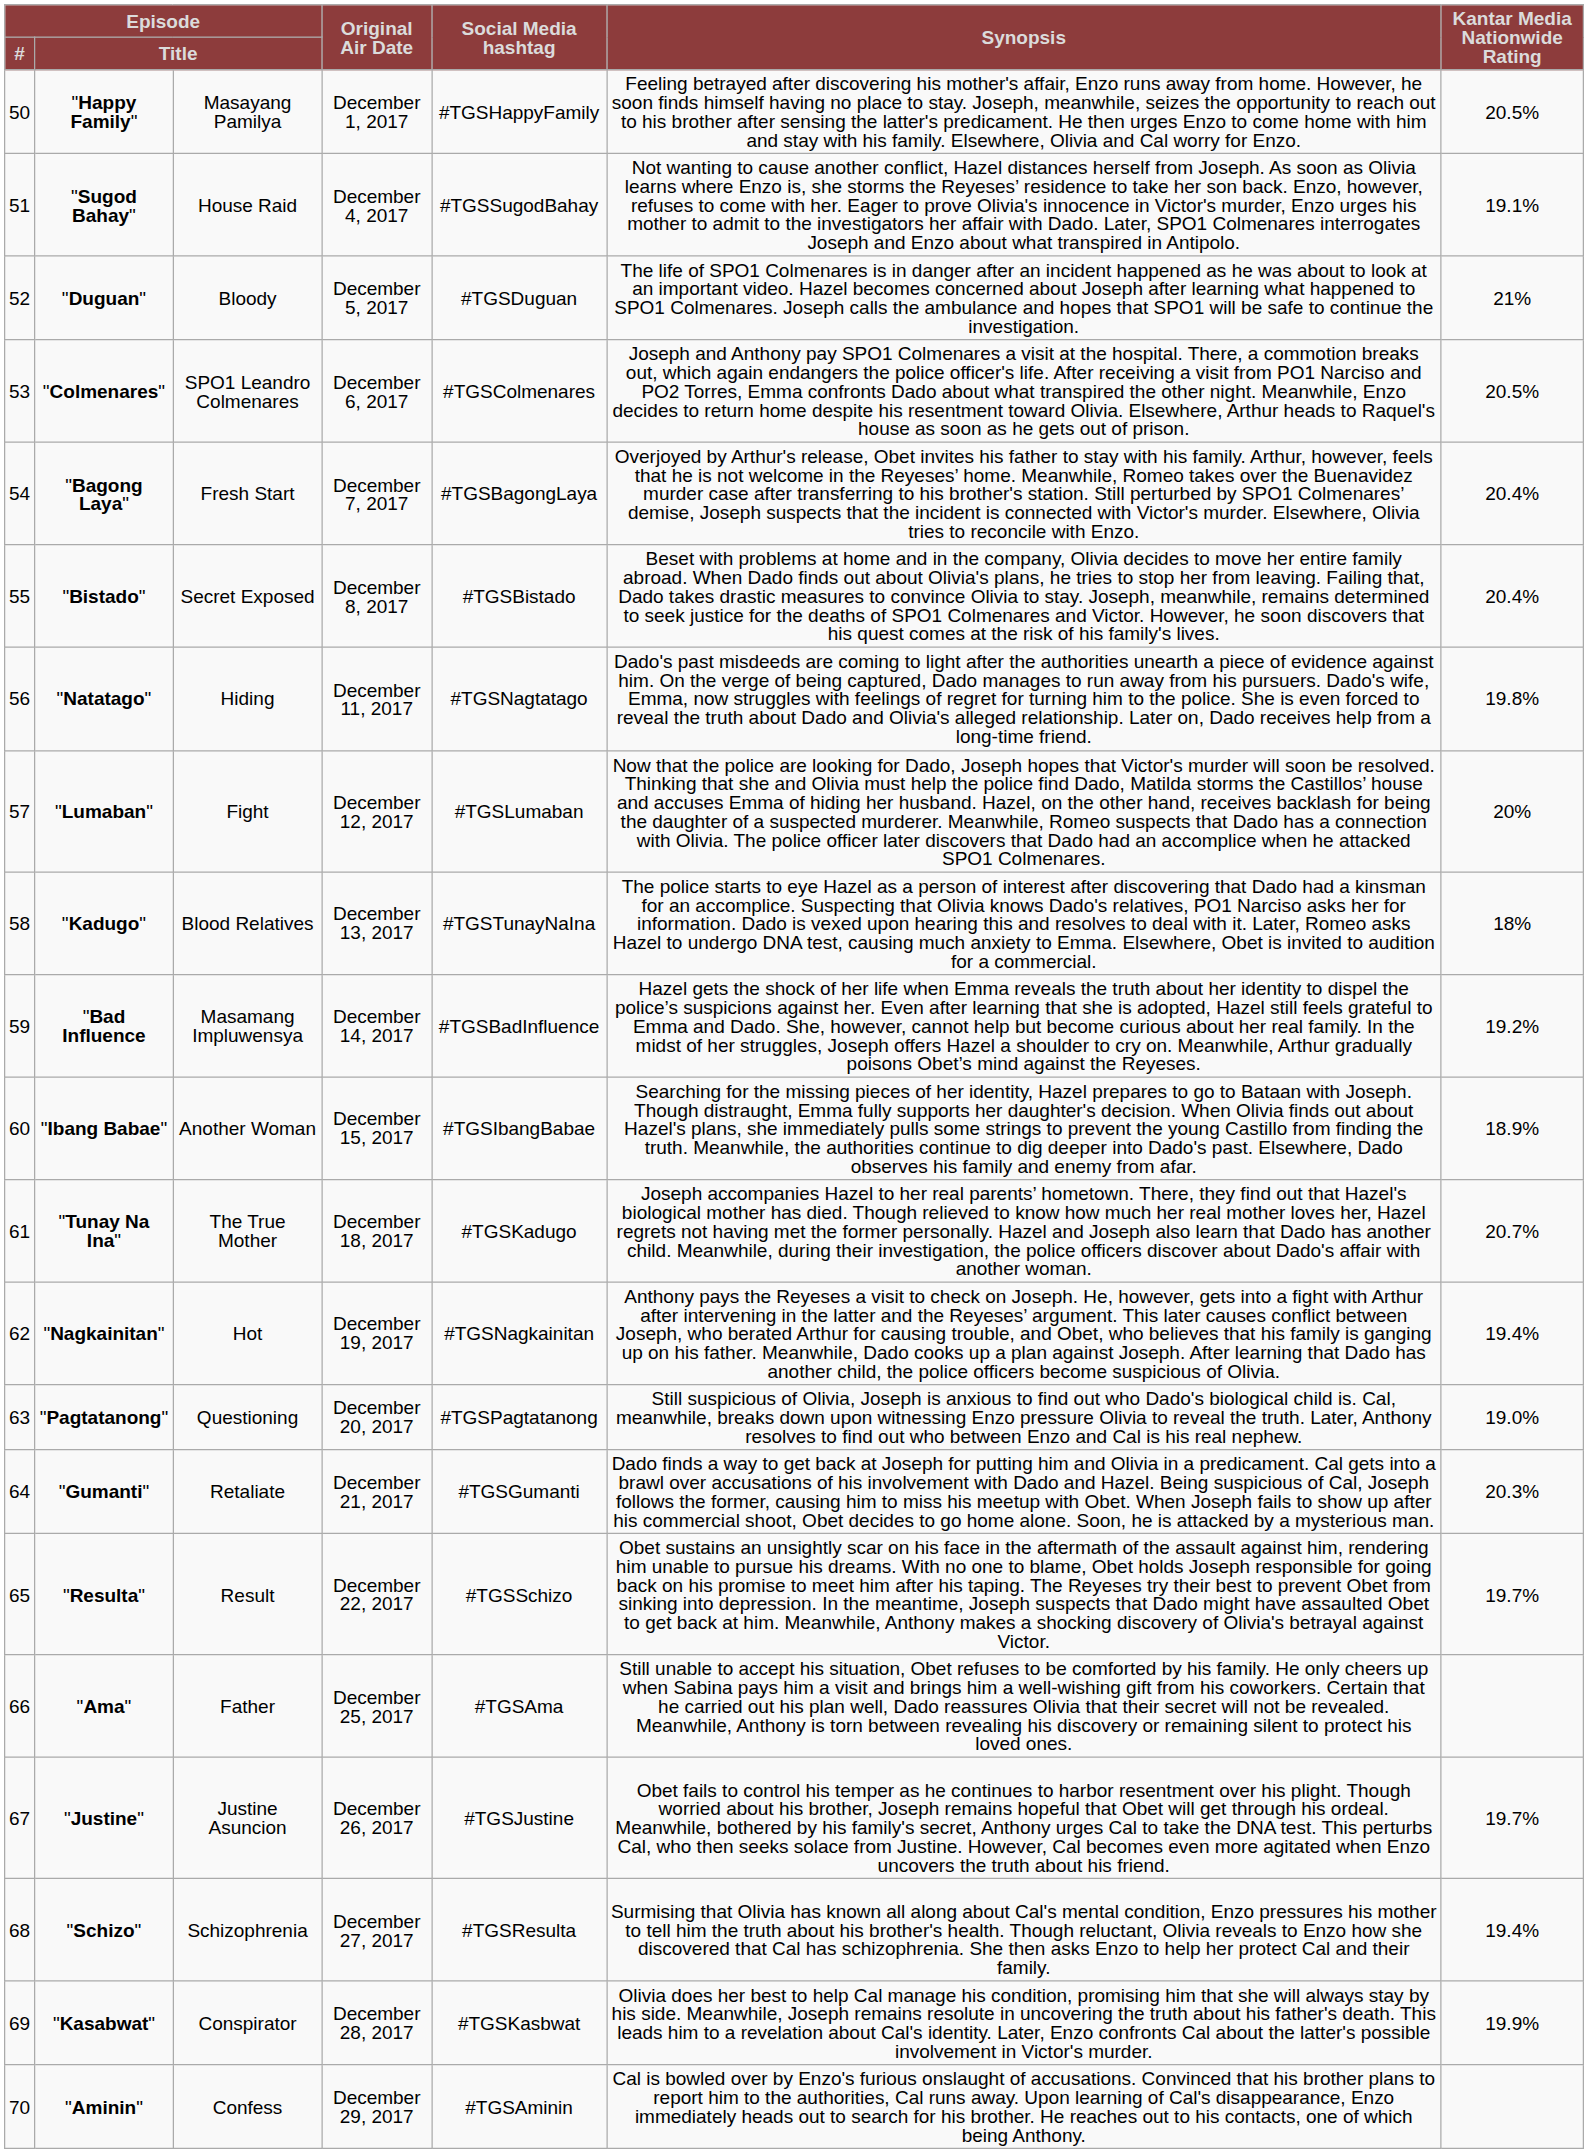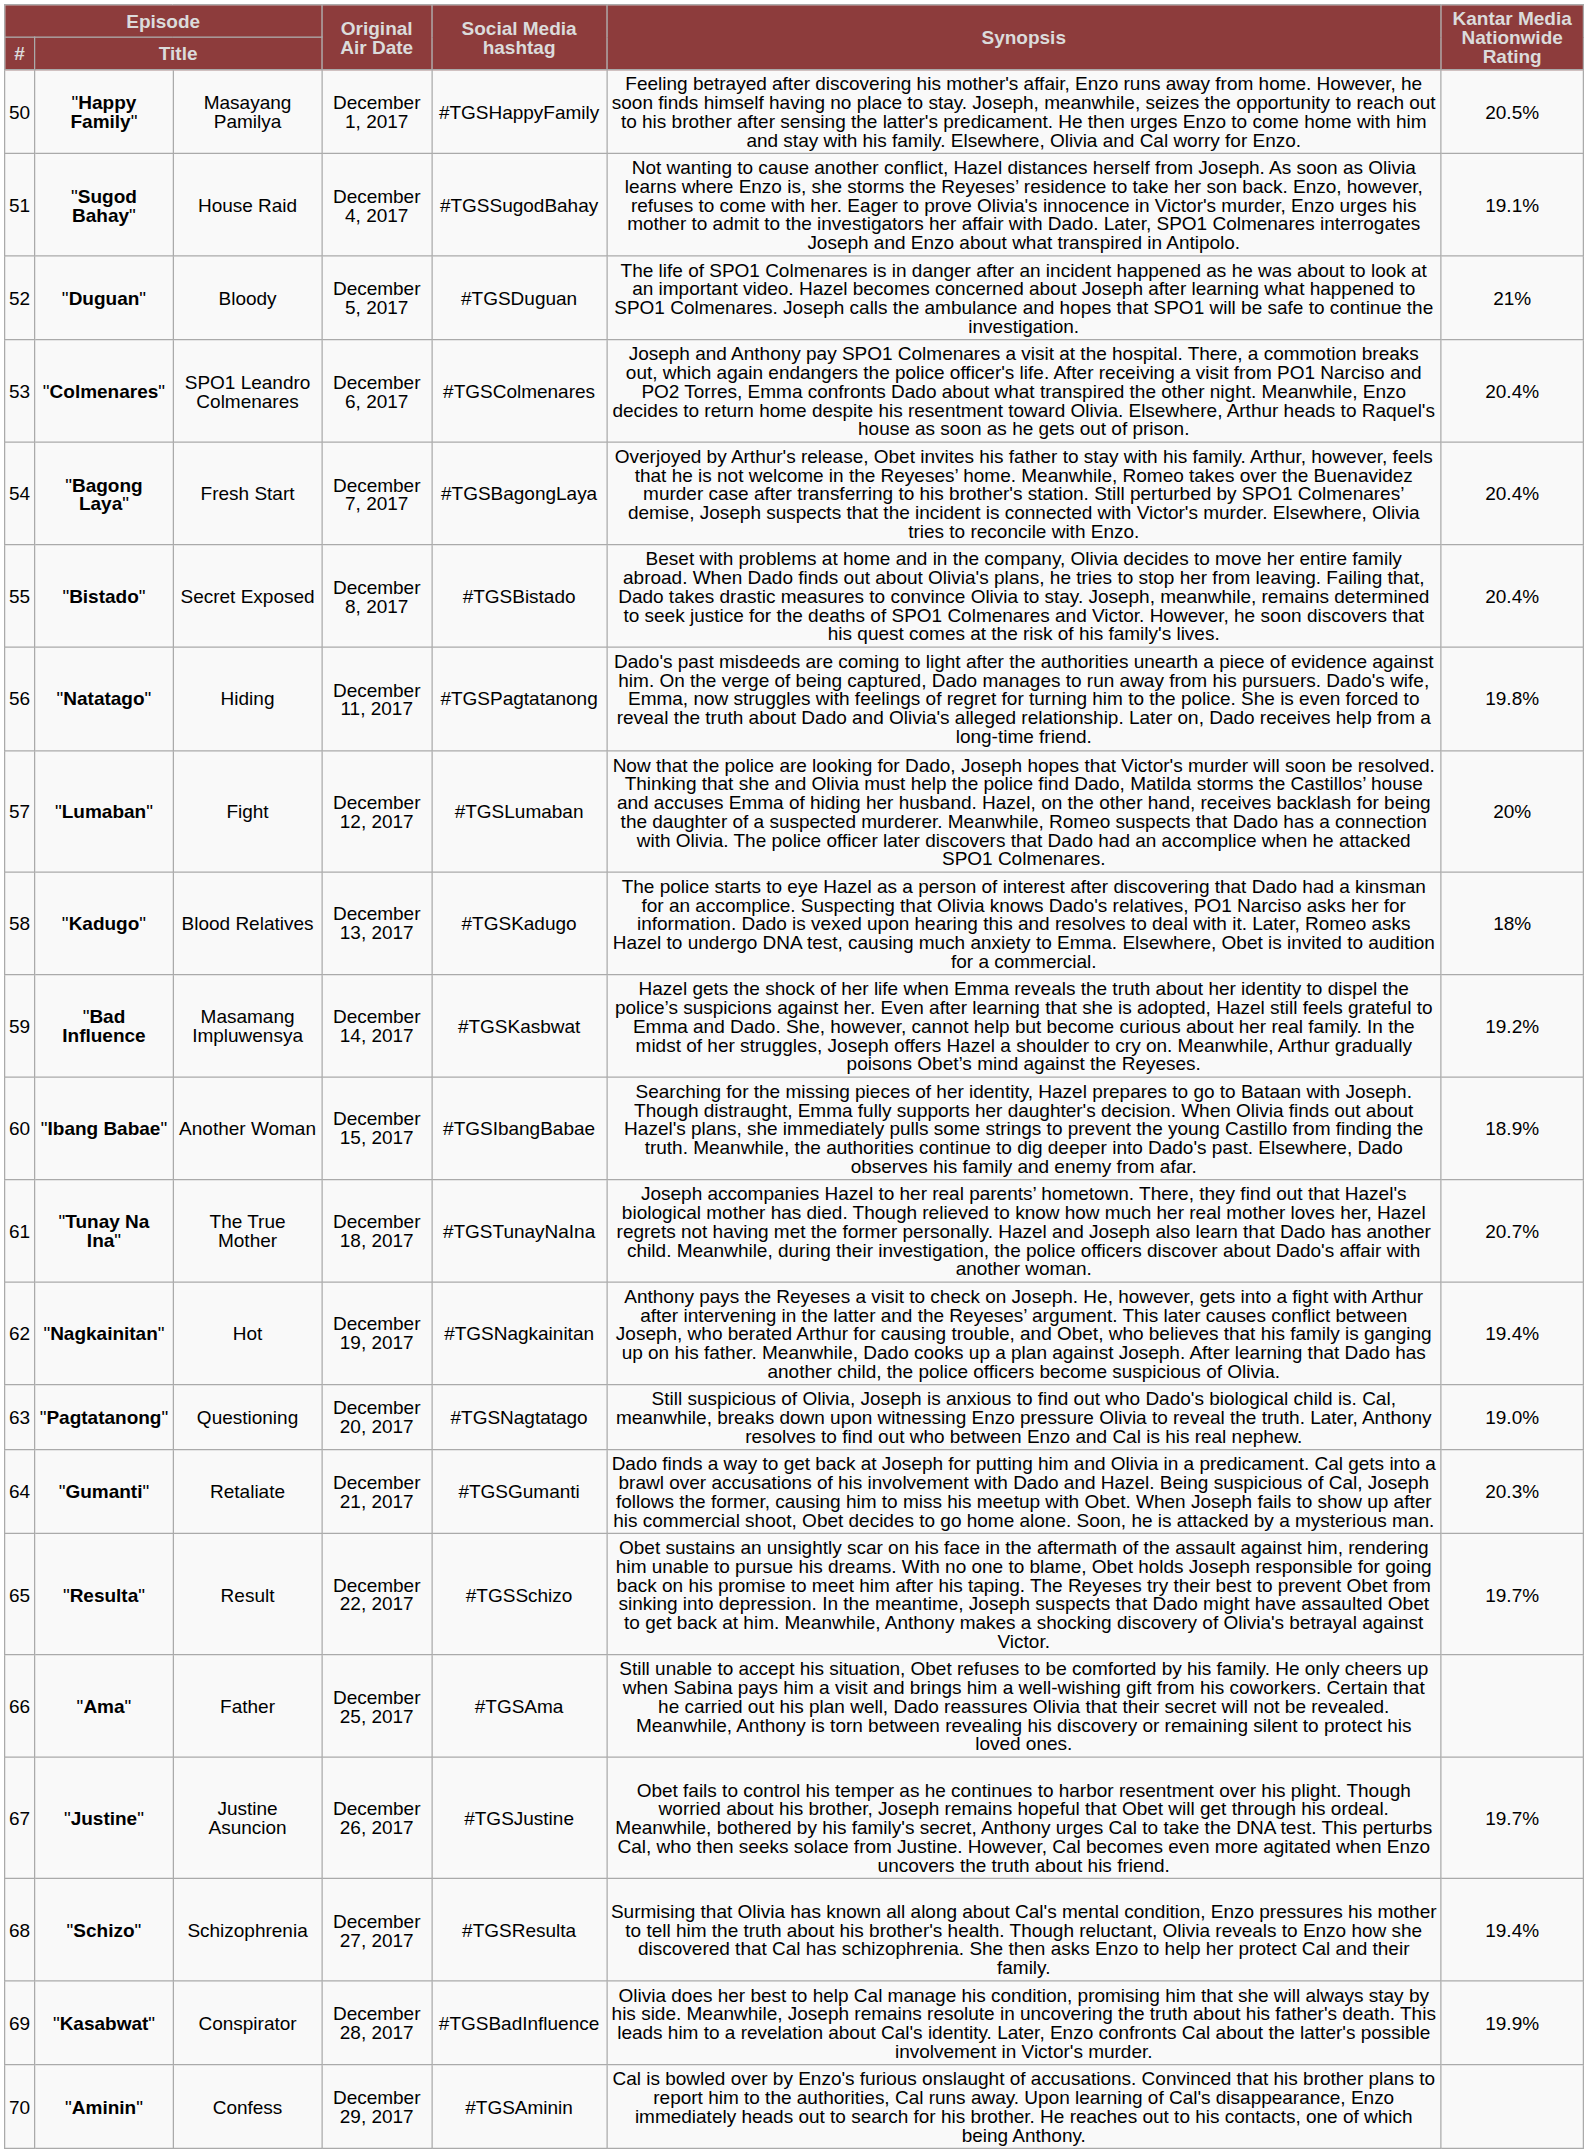(1512, 391) 20.5% -> (1512, 391) 20.4%
(519, 699) #TGSNagtatago -> (519, 699) #TGSPagtatanong
(519, 923) #TGSTunayNaIna -> (519, 923) #TGSKadugo
(519, 1026) #TGSBadInfluence -> (519, 1026) #TGSKasbwat
(519, 1231) #TGSKadugo -> (519, 1231) #TGSTunayNaIna
(519, 1417) #TGSPagtatanong -> (519, 1417) #TGSNagtatago
(519, 2023) #TGSKasbwat -> (519, 2023) #TGSBadInfluence
